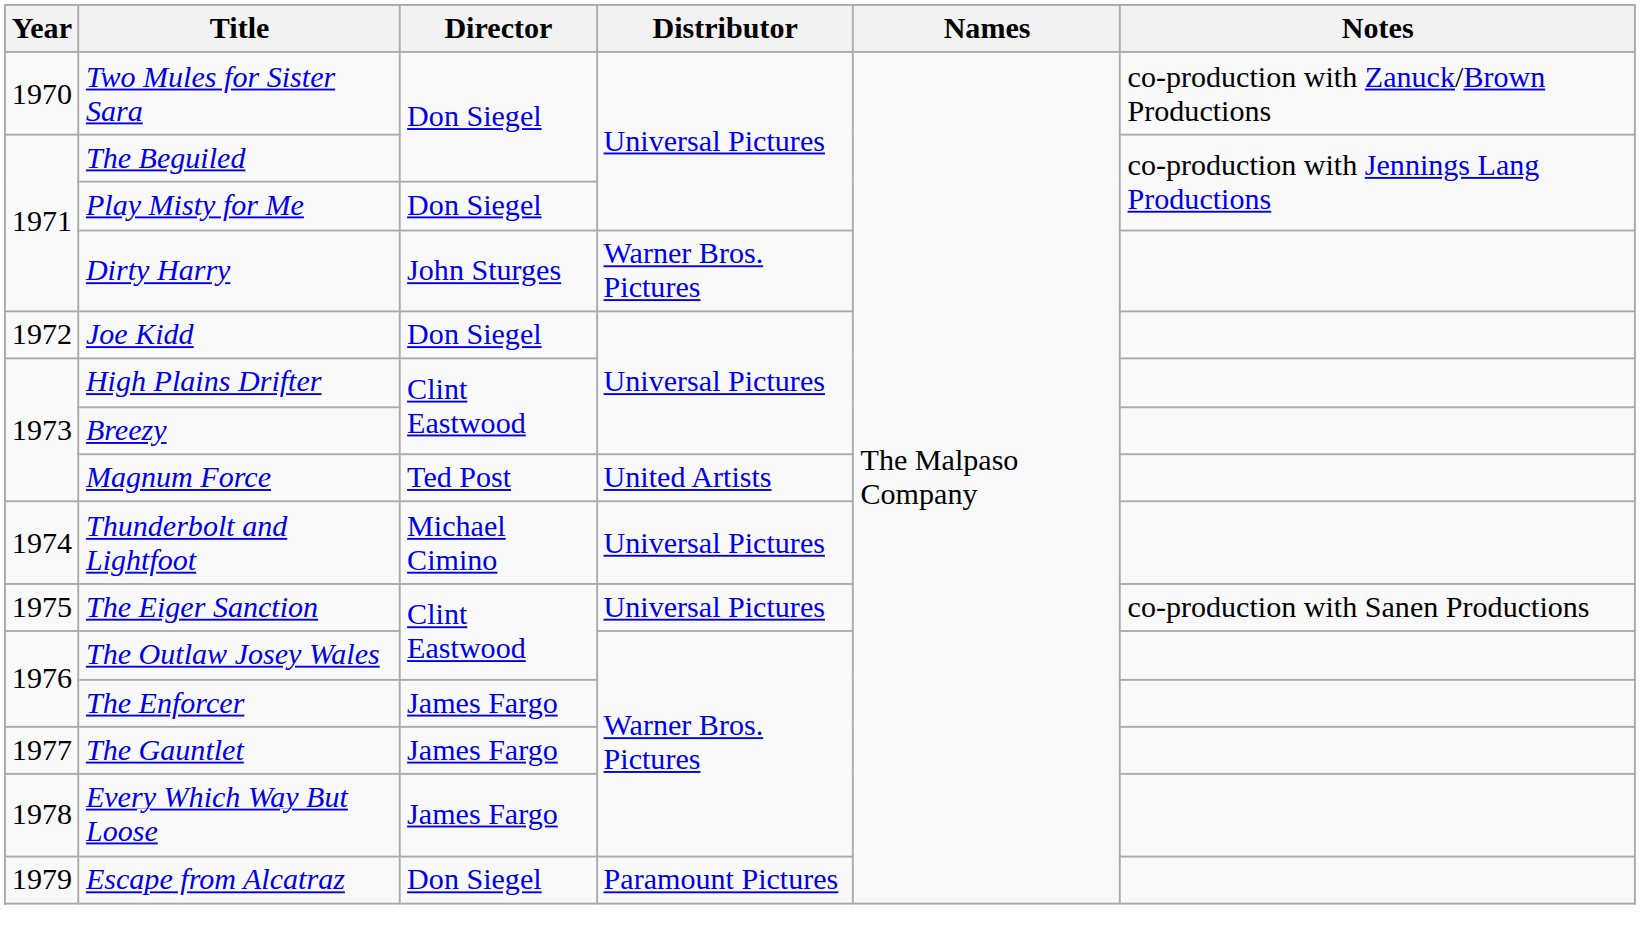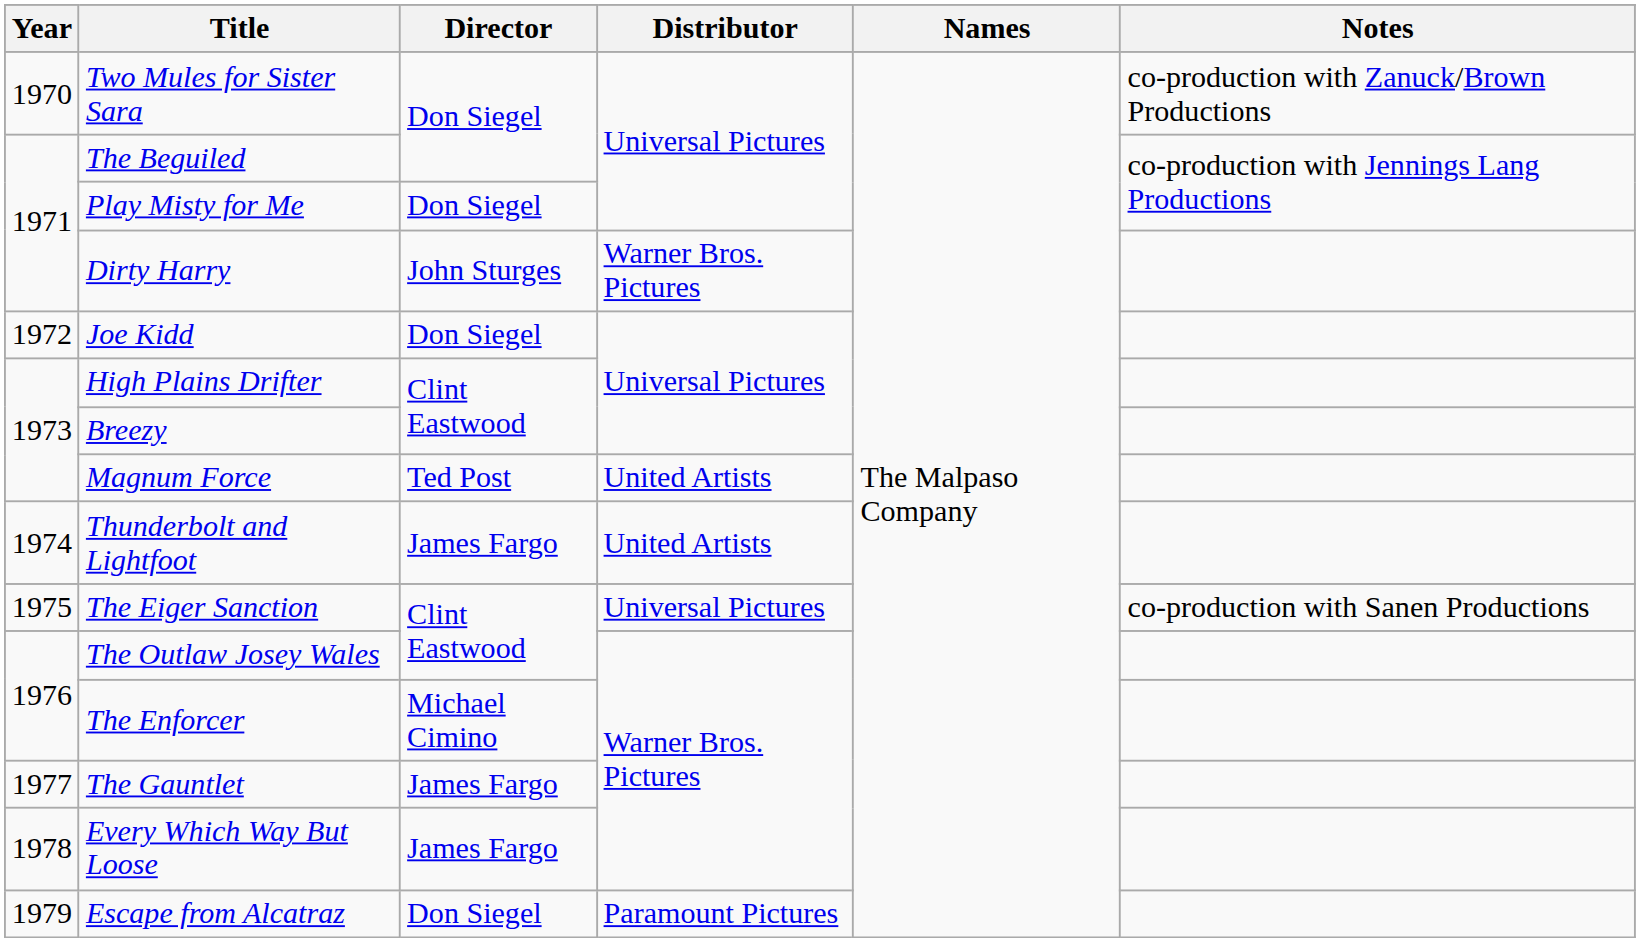(456, 542) Michael Cimino -> (482, 542) James Fargo
(714, 542) Universal Pictures -> (688, 542) United Artists
(482, 702) James Fargo -> (456, 719) Michael Cimino
